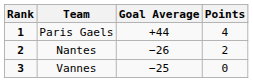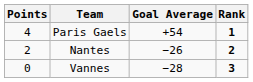columns swapped: (21, 14) <-> (225, 14)
(159, 32) +44 -> (173, 32) +54
(159, 68) −25 -> (173, 68) −28
